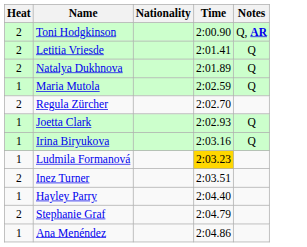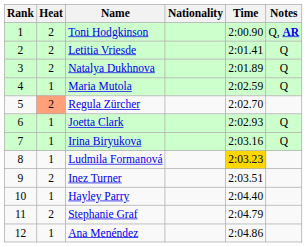+ column: (20, 13)
(19, 104) no background -> (51, 104) lightsalmon background
